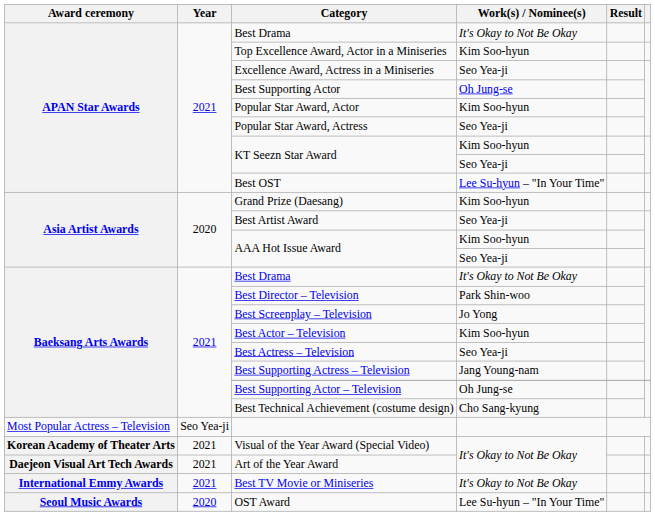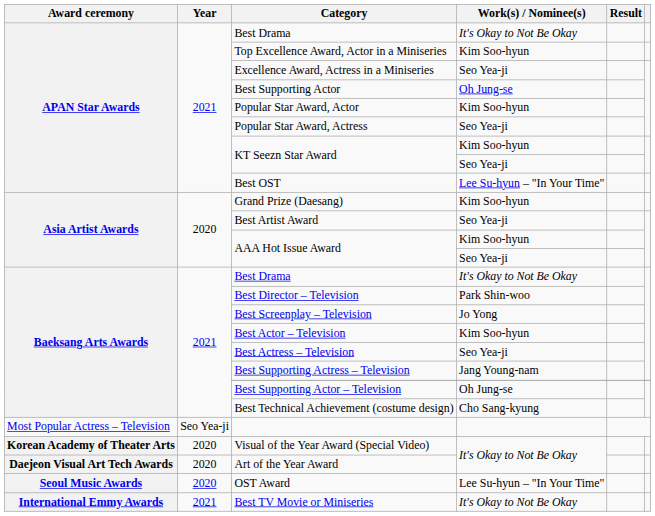(205, 445) 2021 -> (205, 445) 2020
(205, 464) 2021 -> (205, 464) 2020
rows swapped: (262, 502) <-> (304, 483)
